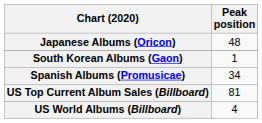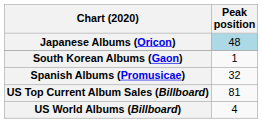(234, 42) no background -> (234, 42) lightblue background
(234, 76) 34 -> (234, 76) 32
